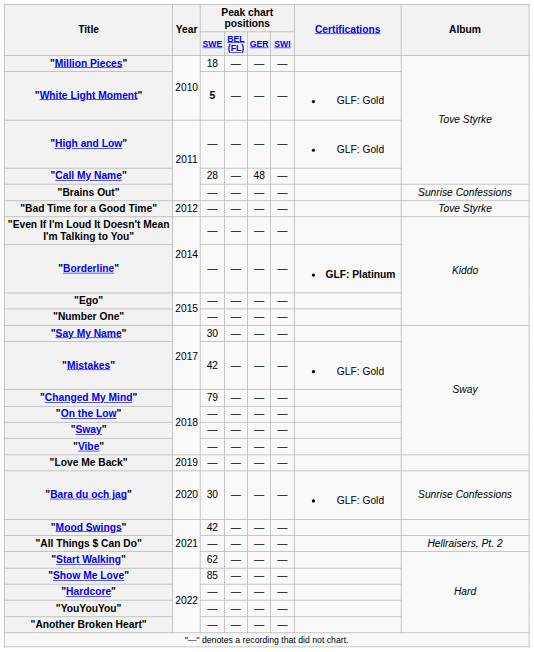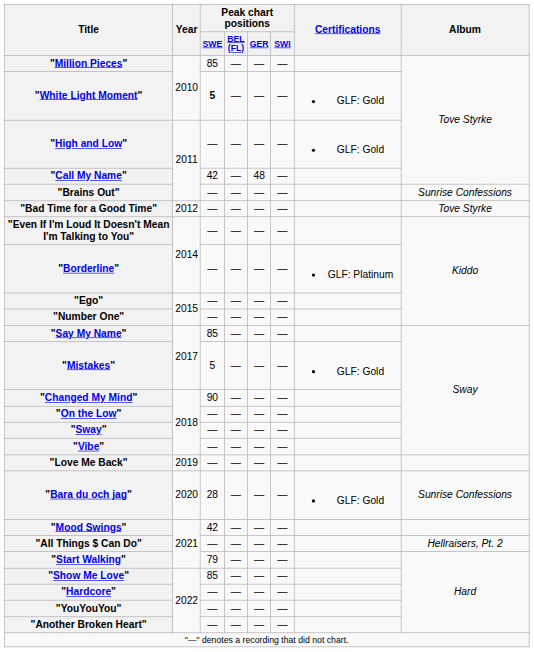(212, 63) 18 -> (212, 63) 85
(212, 176) 28 -> (212, 176) 42
(348, 274) bold -> (348, 274) normal
(212, 333) 30 -> (212, 333) 85
(212, 365) 42 -> (212, 365) 5
(212, 398) 79 -> (212, 398) 90
(212, 495) 30 -> (212, 495) 28
(212, 560) 62 -> (212, 560) 79
